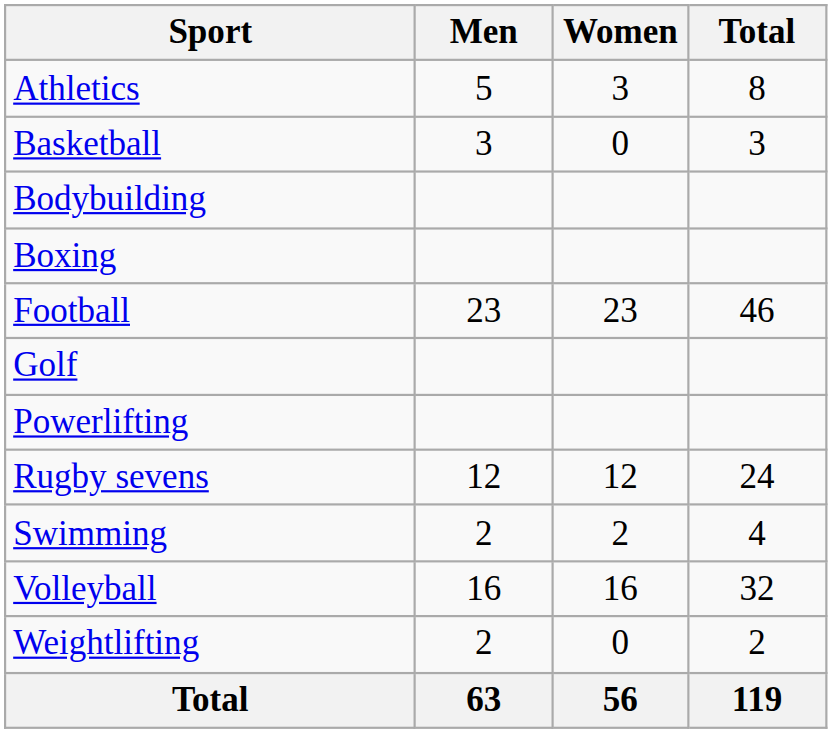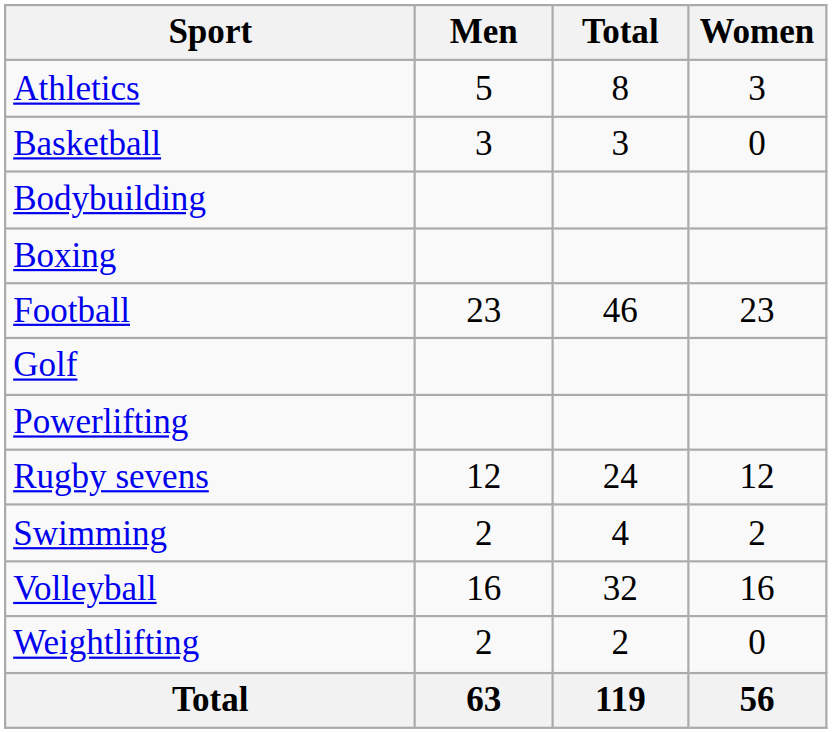columns swapped: (620, 32) <-> (757, 32)
